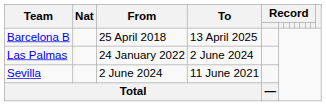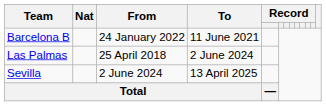(133, 37) 25 April 2018 -> (142, 37) 24 January 2022
(224, 37) 13 April 2025 -> (225, 37) 11 June 2021
(142, 55) 24 January 2022 -> (133, 55) 25 April 2018
(225, 73) 11 June 2021 -> (224, 73) 13 April 2025
